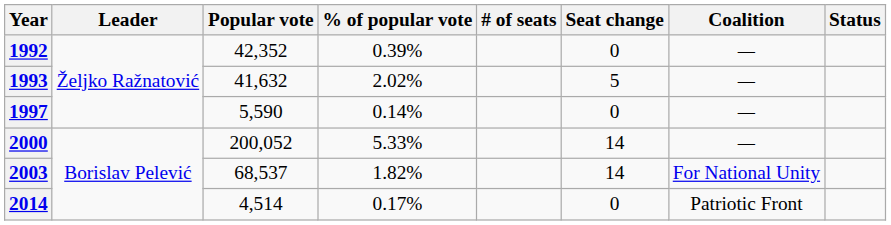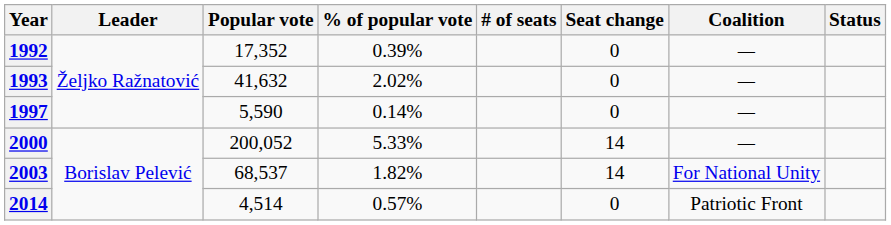(261, 50) 42,352 -> (261, 50) 17,352
(615, 81) 5 -> (615, 81) 0
(397, 204) 0.17% -> (397, 204) 0.57%
